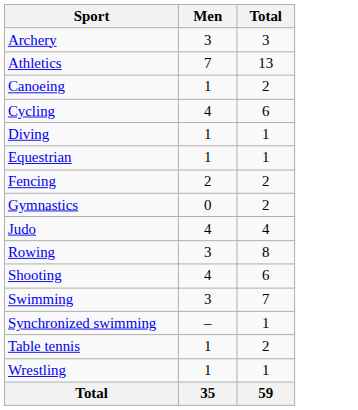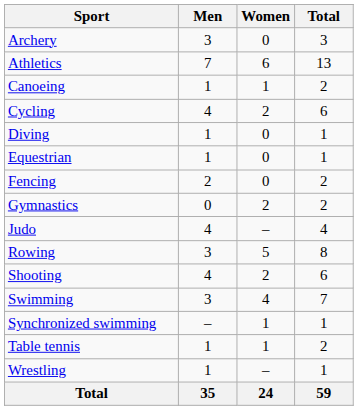+ column: (266, 16)
